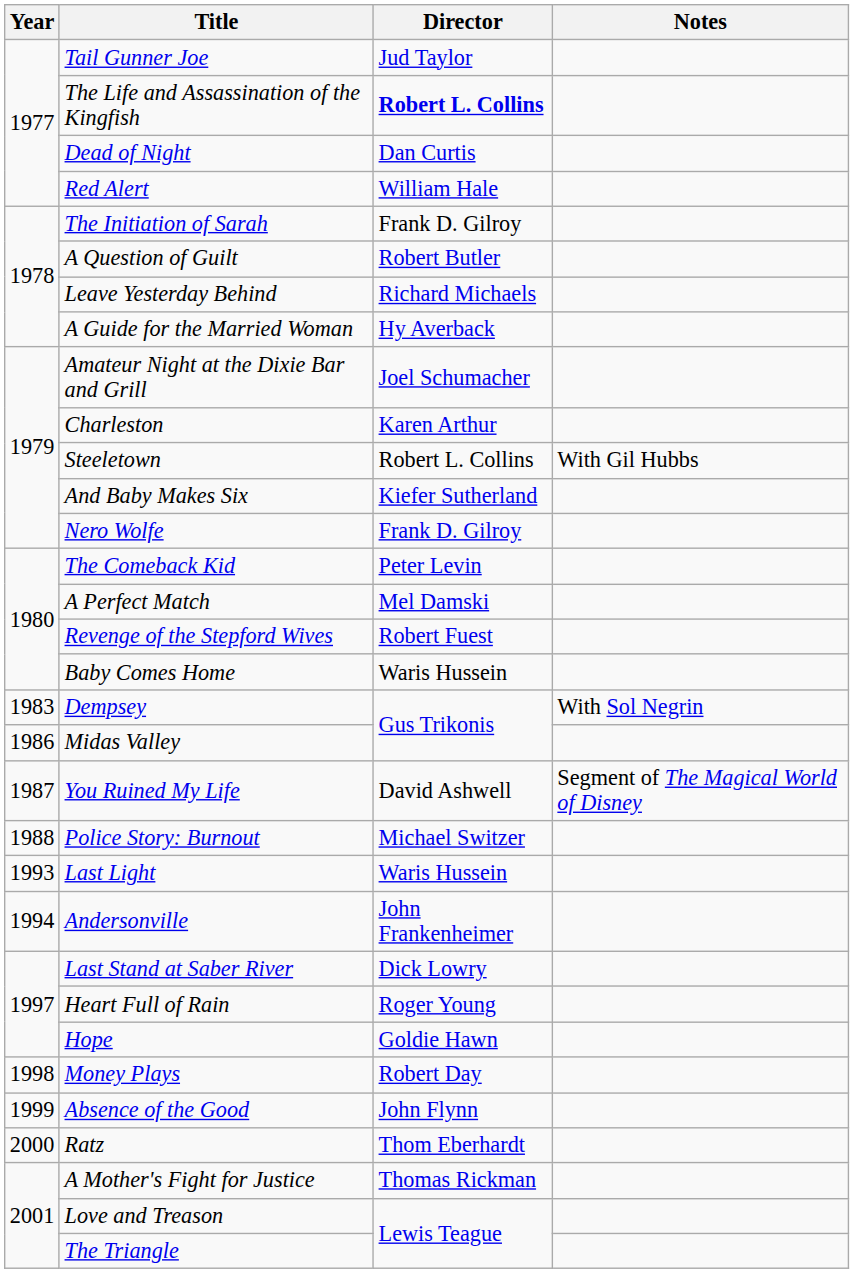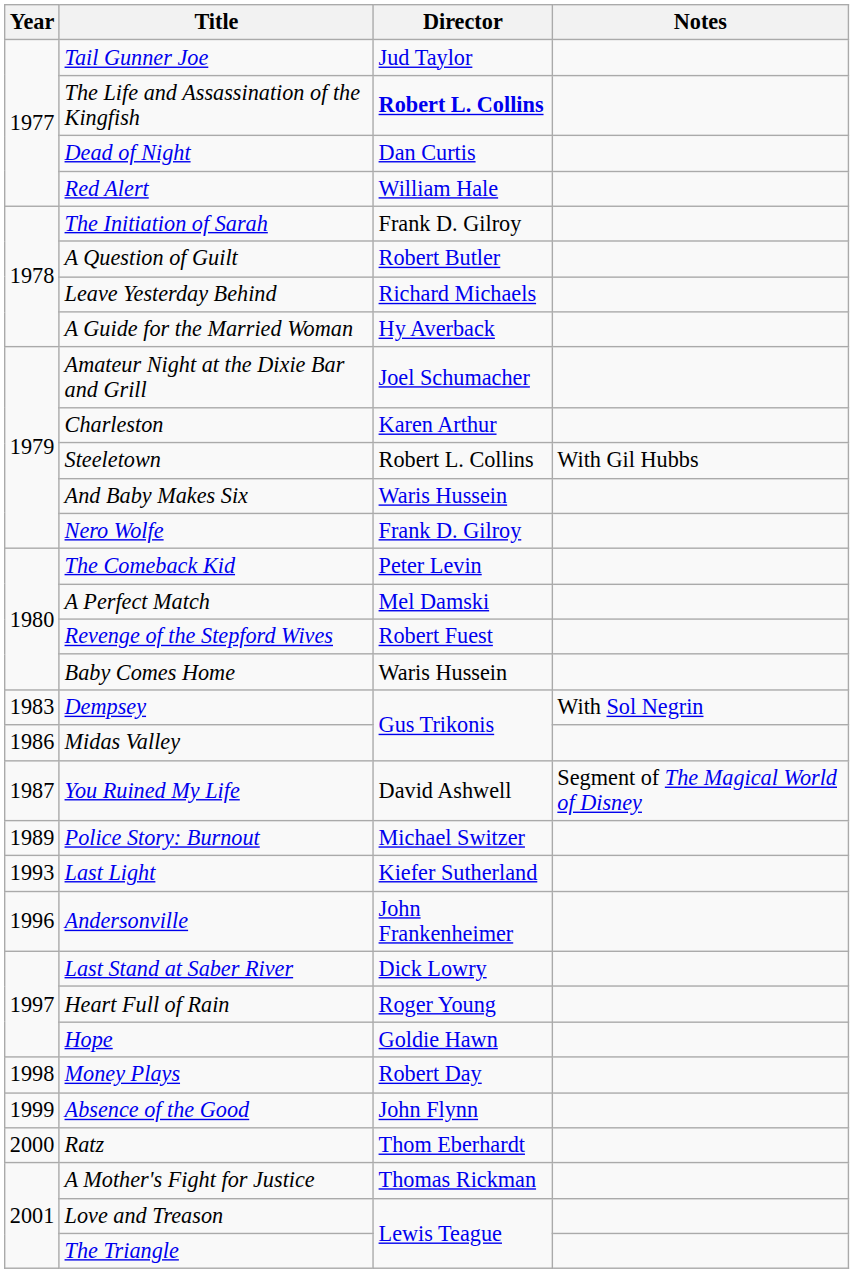(458, 495) Kiefer Sutherland -> (443, 495) Waris Hussein
(32, 837) 1988 -> (32, 837) 1989
(443, 873) Waris Hussein -> (458, 873) Kiefer Sutherland
(32, 920) 1994 -> (32, 920) 1996
